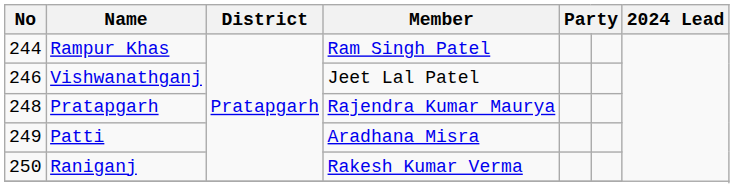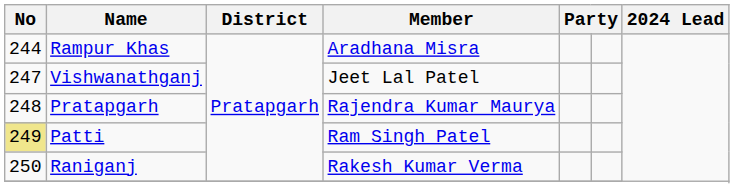(409, 49) Ram Singh Patel -> (403, 49) Aradhana Misra
(25, 78) 246 -> (25, 78) 247
(25, 137) no background -> (25, 137) khaki background
(403, 137) Aradhana Misra -> (409, 137) Ram Singh Patel
